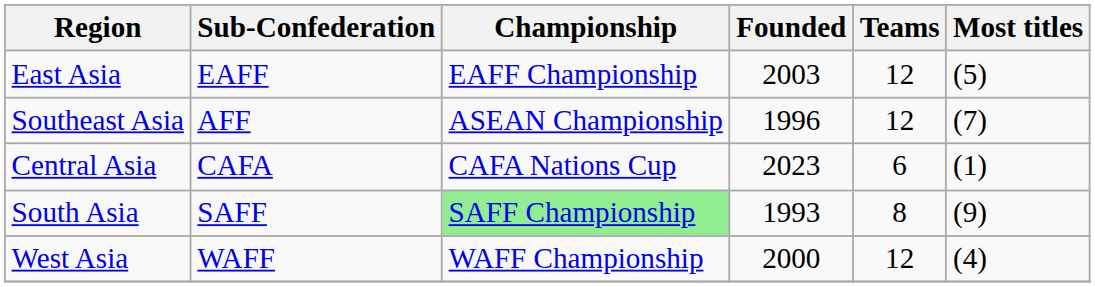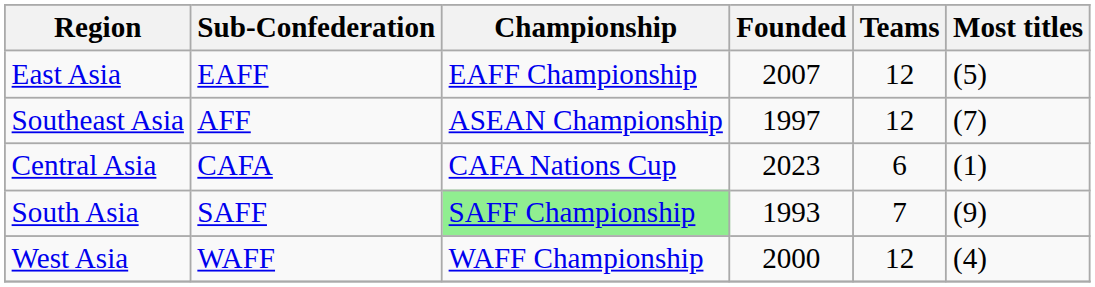(791, 73) 2003 -> (791, 73) 2007
(791, 119) 1996 -> (791, 119) 1997
(900, 212) 8 -> (900, 212) 7
